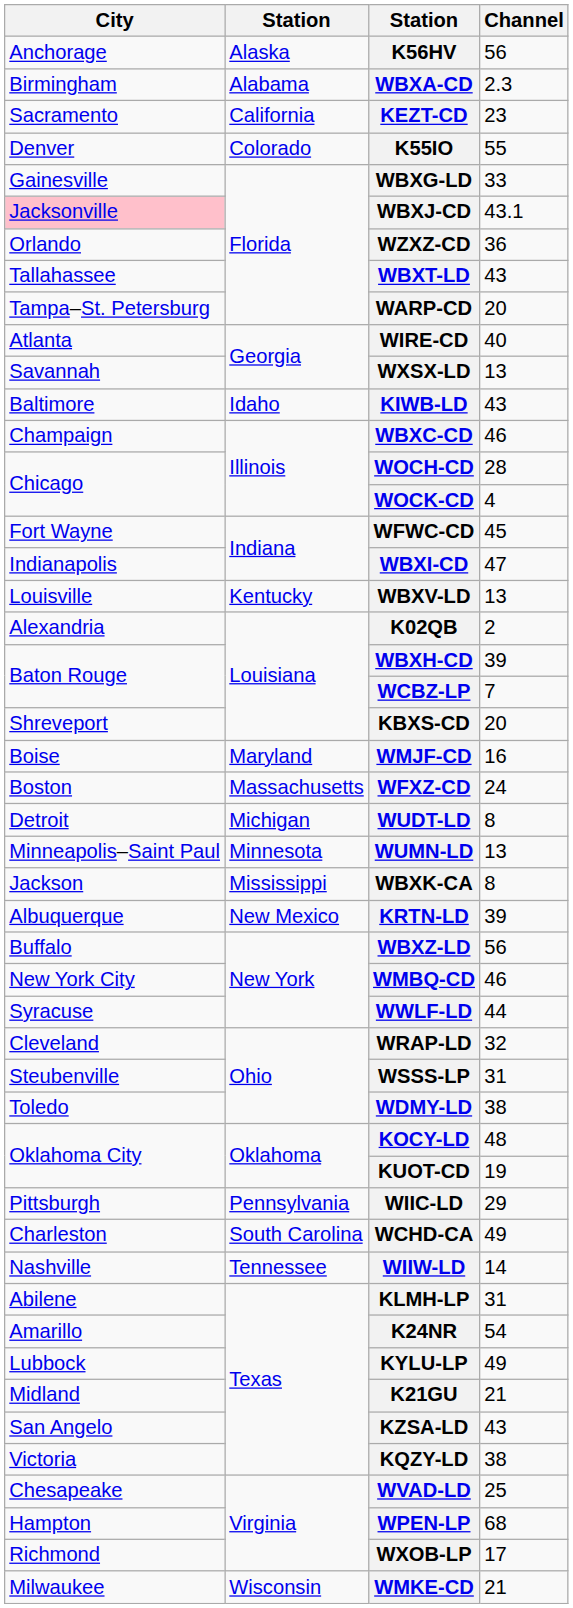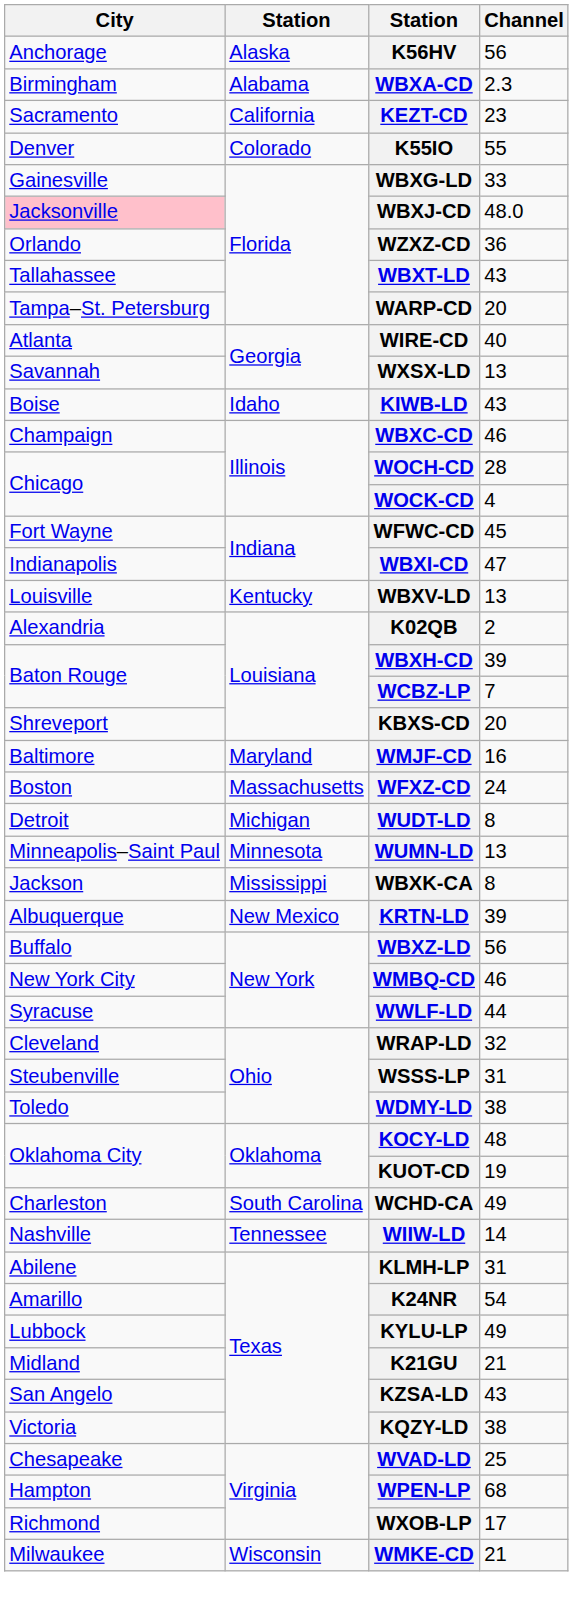(504, 212) 43.1 -> (504, 212) 48.0
(52, 404) Baltimore -> (34, 404) Boise
(34, 755) Boise -> (52, 755) Baltimore
- row: (424, 1203)
